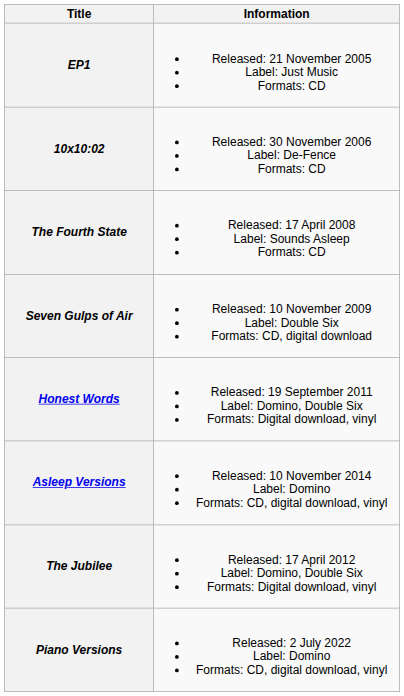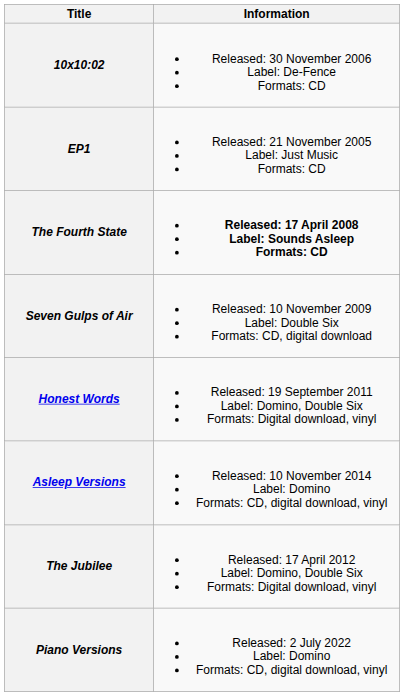rows swapped: (79, 65) <-> (79, 148)
(277, 239) normal -> (277, 239) bold
